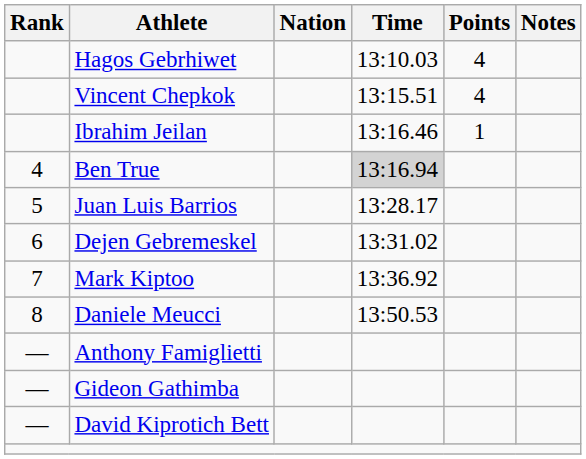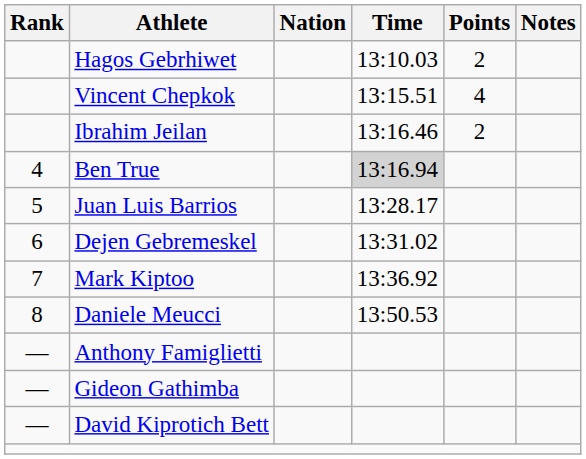(479, 59) 4 -> (479, 59) 2
(479, 132) 1 -> (479, 132) 2
